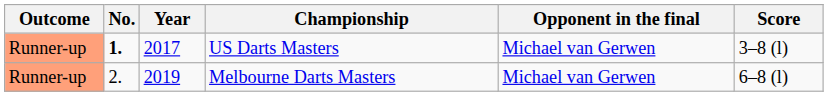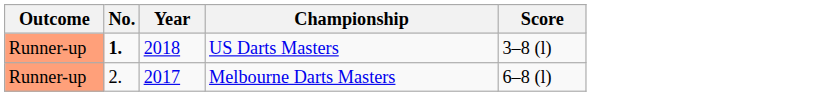- column: (616, 18)
(162, 47) 2017 -> (162, 47) 2018
(162, 76) 2019 -> (162, 76) 2017
